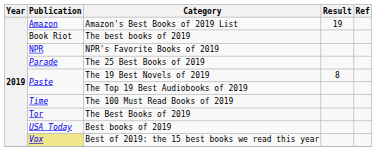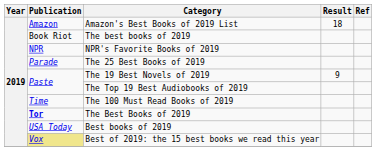(337, 24) 19 -> (337, 24) 18
(337, 75) 8 -> (337, 75) 9
(36, 114) normal -> (36, 114) bold
